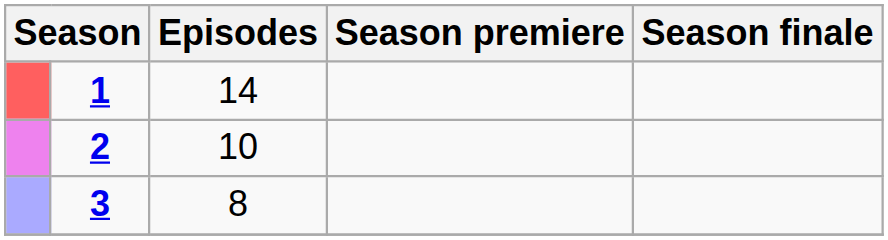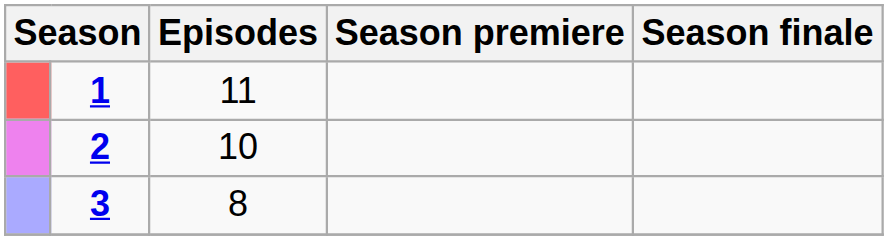(238, 90) 14 -> (238, 90) 11
